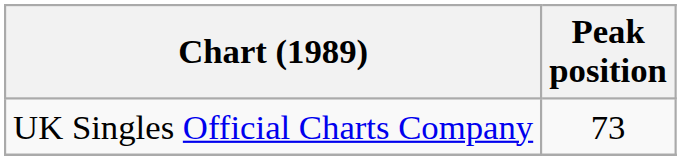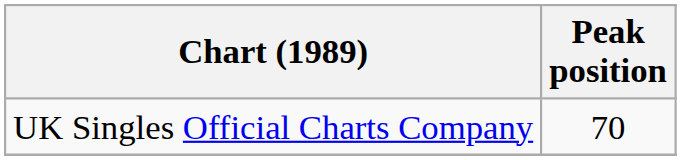(608, 126) 73 -> (608, 126) 70
